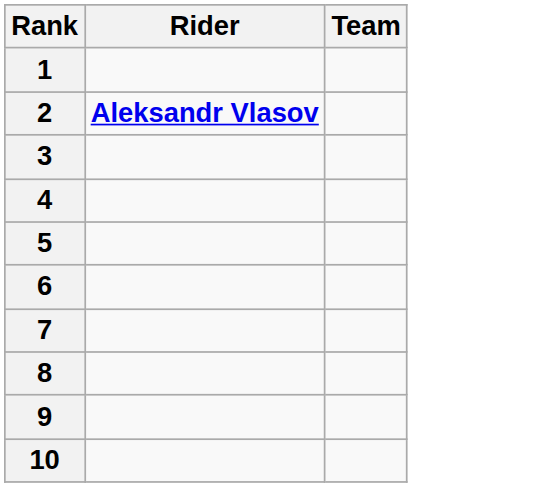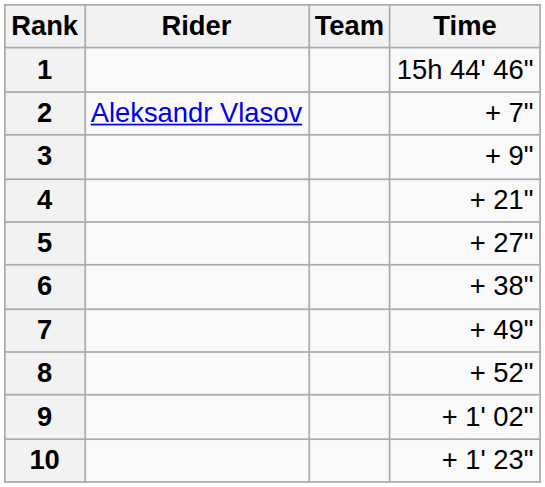+ column: (465, 26)
(205, 112) bold -> (196, 112) normal
